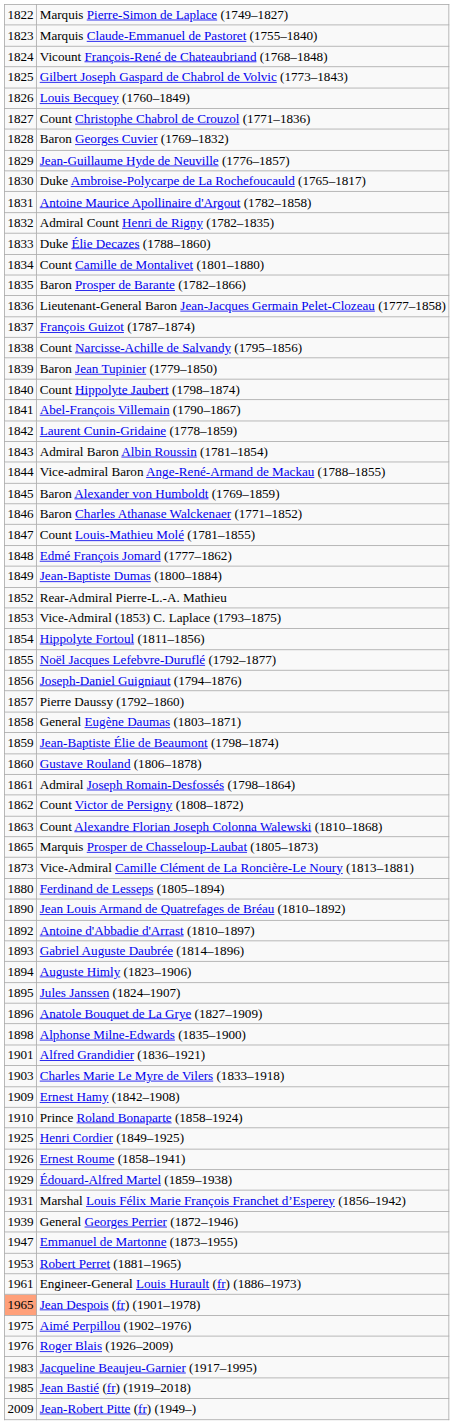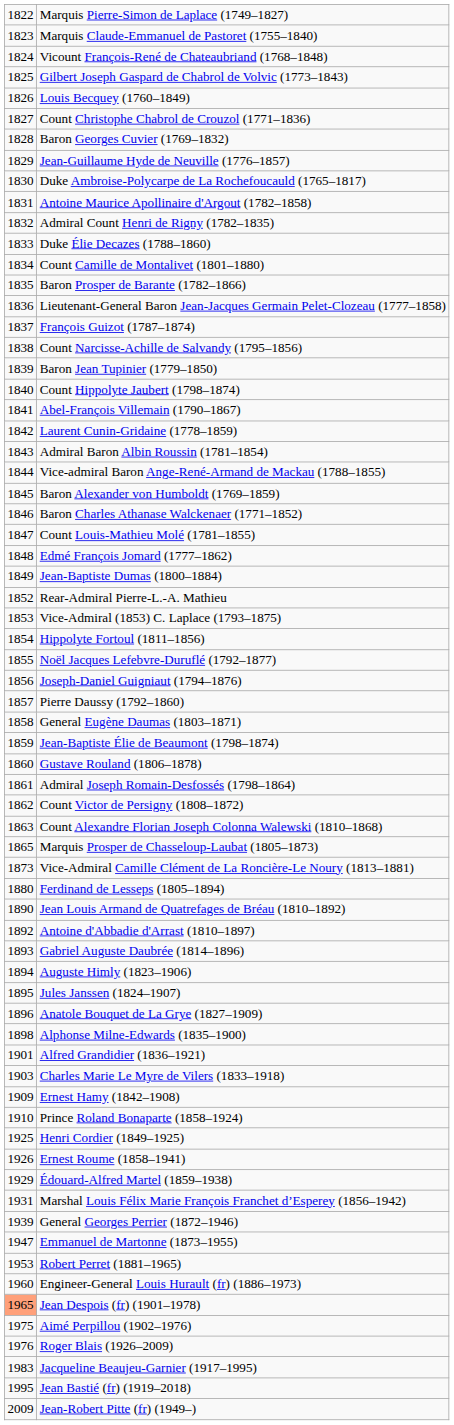(21, 1284) 1961 -> (21, 1284) 1960
(21, 1388) 1985 -> (21, 1388) 1995
